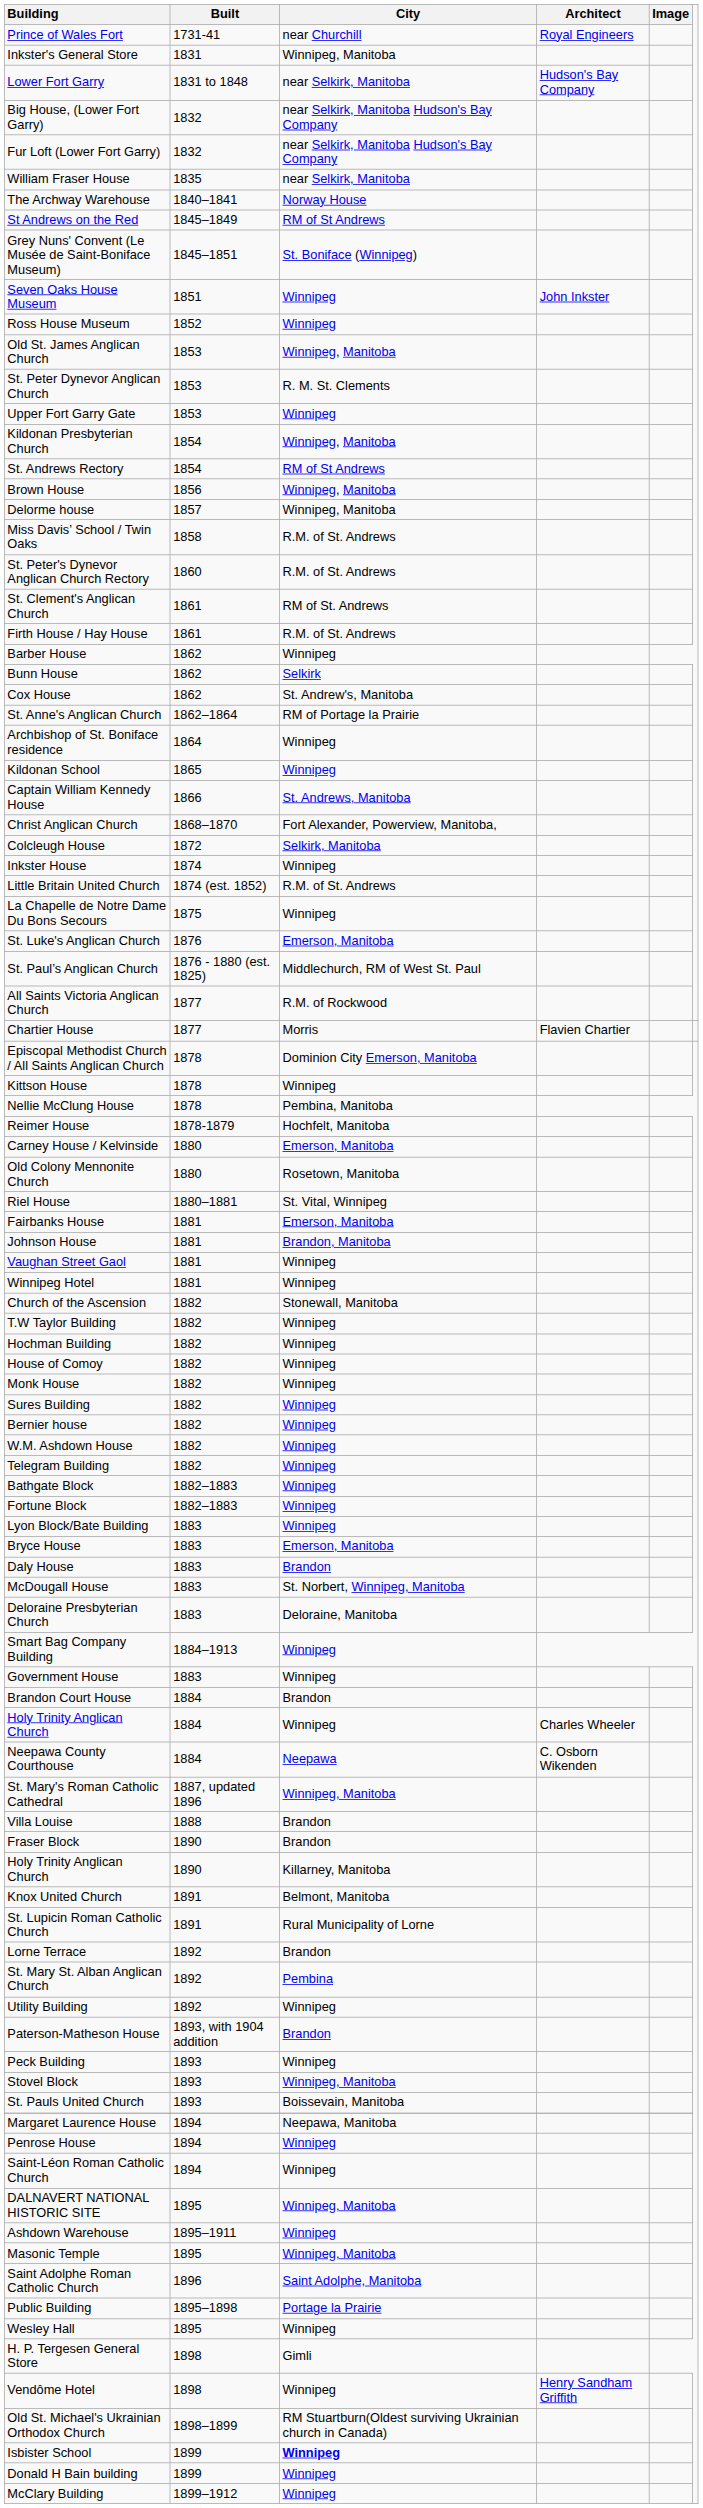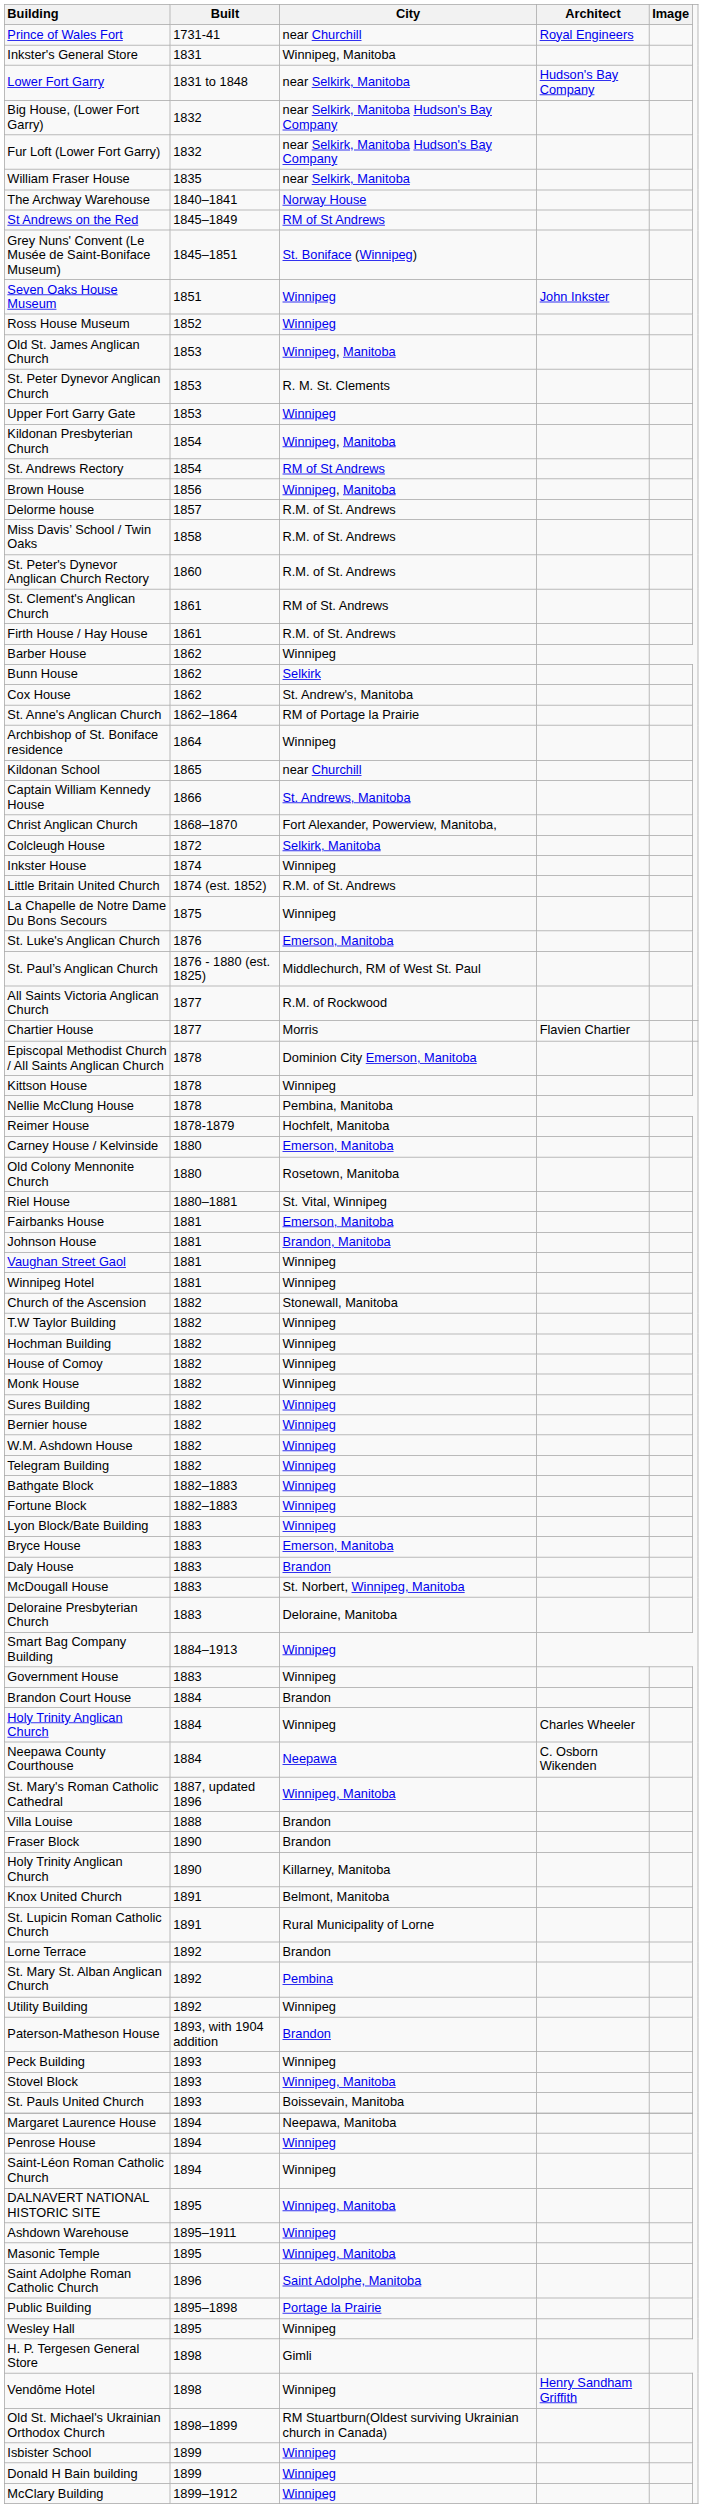(339, 509) Winnipeg, Manitoba -> (339, 509) R.M. of St. Andrews
(309, 770) Winnipeg -> (322, 770) near Churchill
(311, 2453) bold -> (309, 2453) normal
